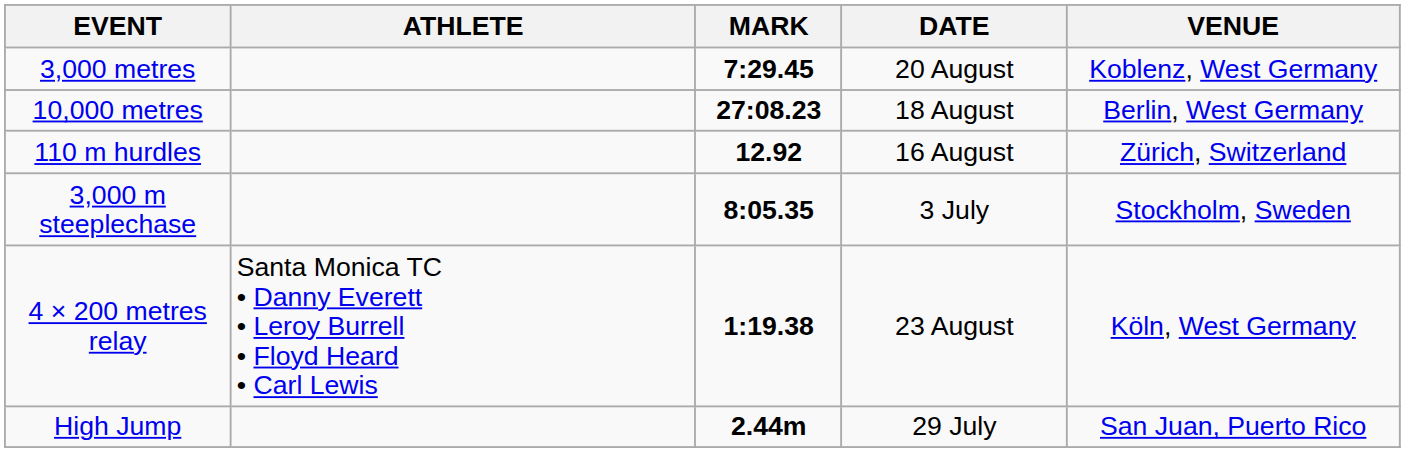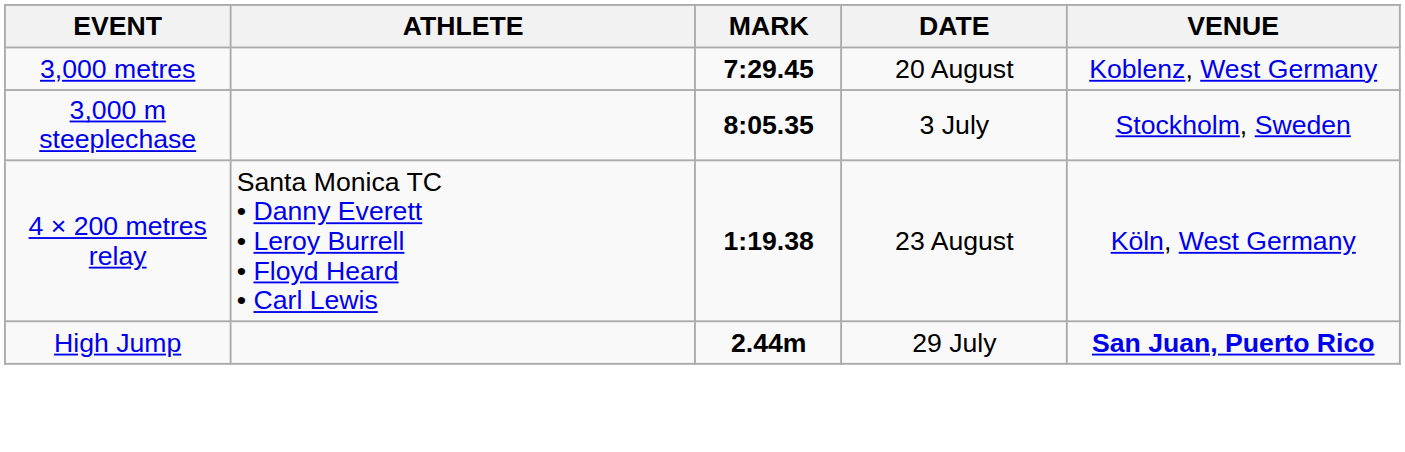- row: (118, 111)
- row: (118, 153)
(1233, 427) normal -> (1233, 343) bold
